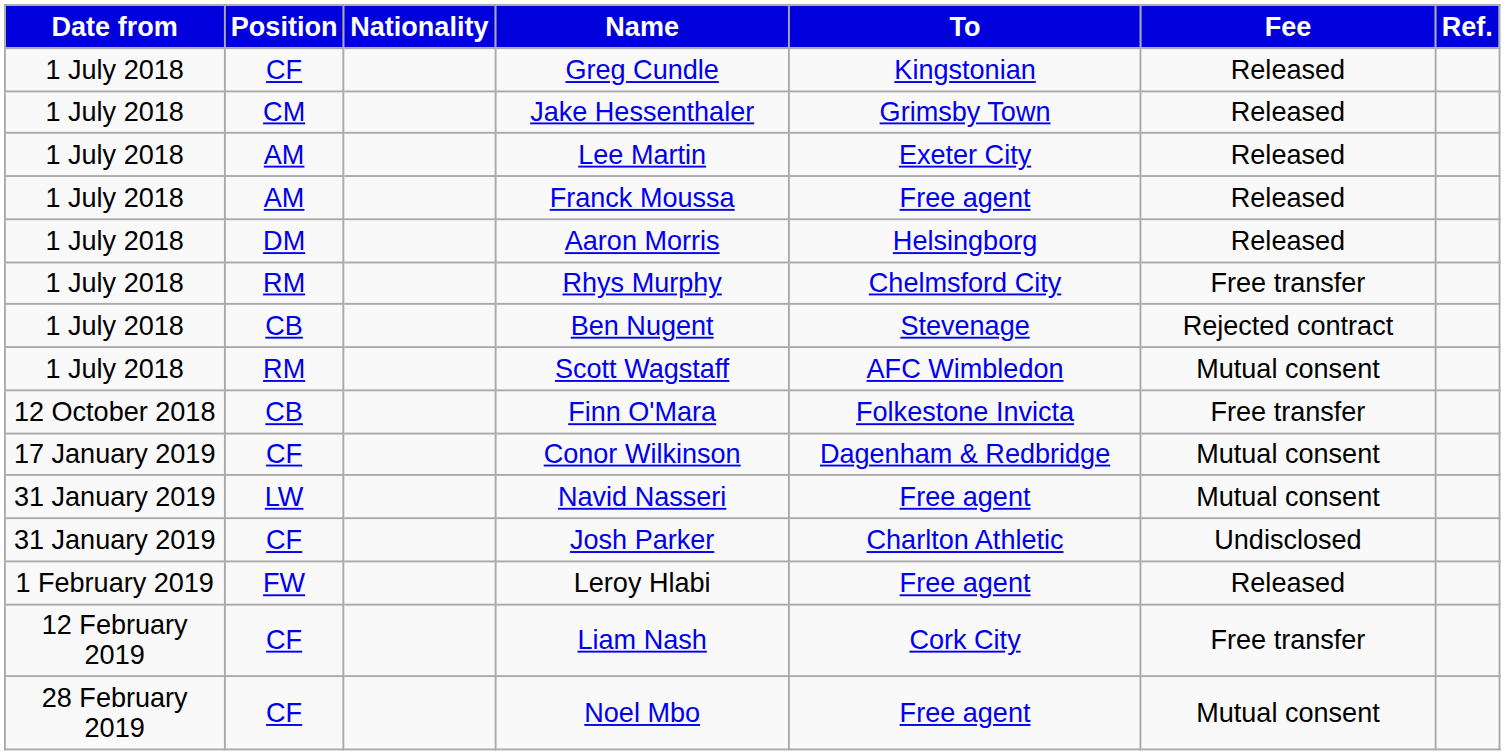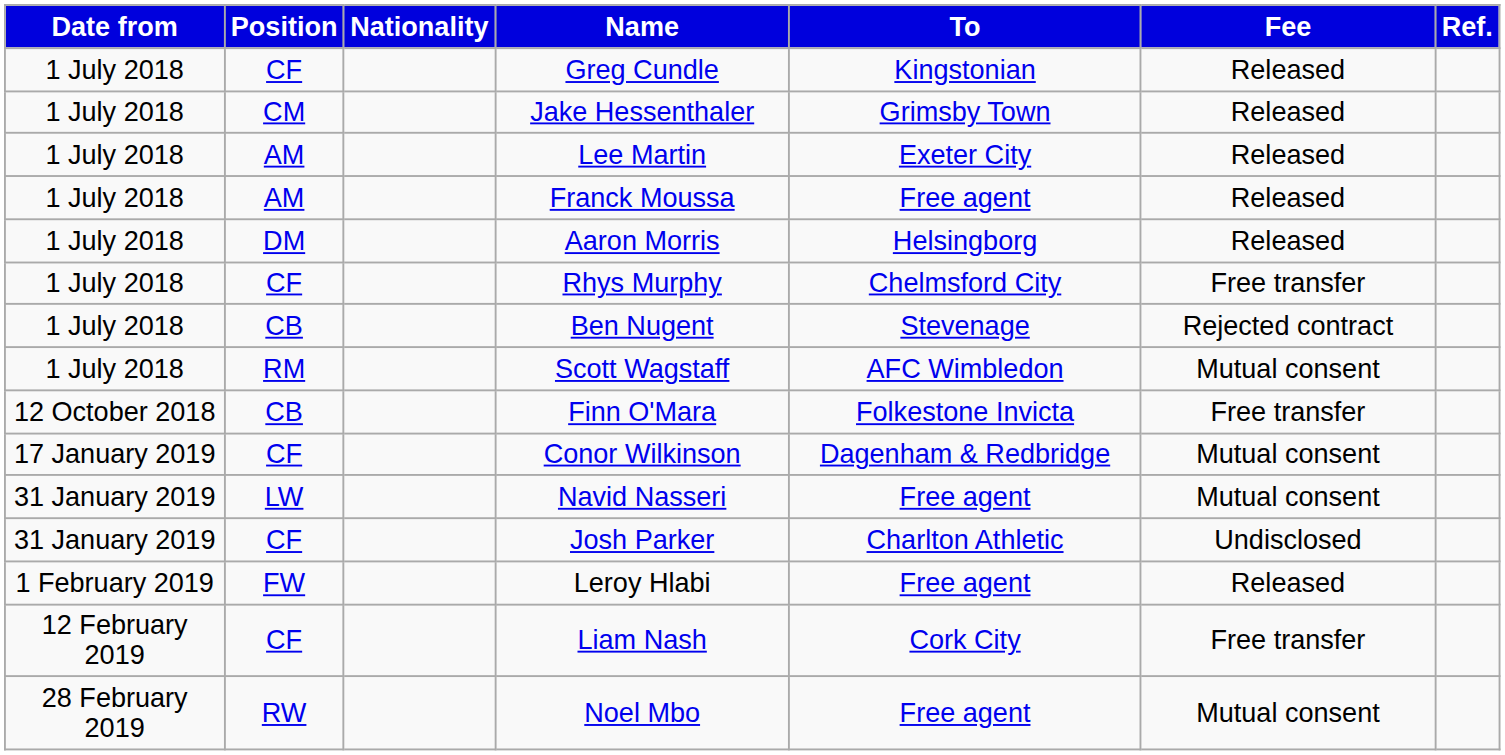(284, 283) RM -> (284, 283) CF
(284, 713) CF -> (284, 713) RW
